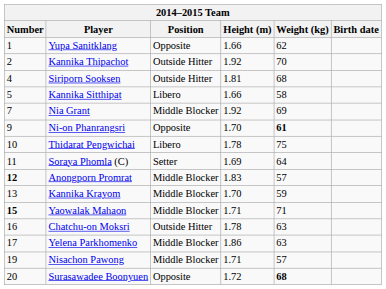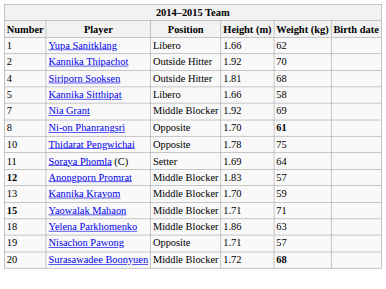(172, 45) Opposite -> (167, 45) Libero
(9, 128) 9 -> (9, 128) 8
(167, 144) Libero -> (172, 144) Opposite
- row: (89, 227)
(12, 243) 17 -> (12, 227) 18
(186, 260) Middle Blocker -> (172, 243) Opposite
(172, 276) Opposite -> (186, 260) Middle Blocker
